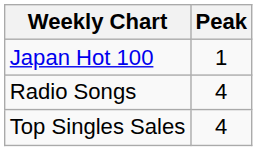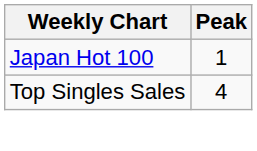- row: (73, 92)
